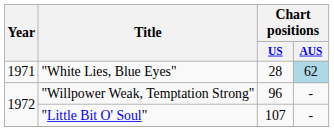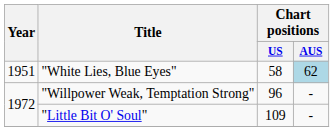(21, 71) 1971 -> (21, 71) 1951
(275, 71) 28 -> (275, 71) 58
(275, 115) 107 -> (275, 115) 109
